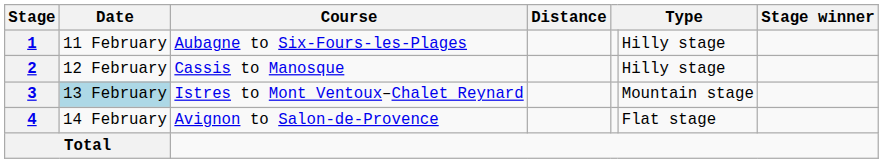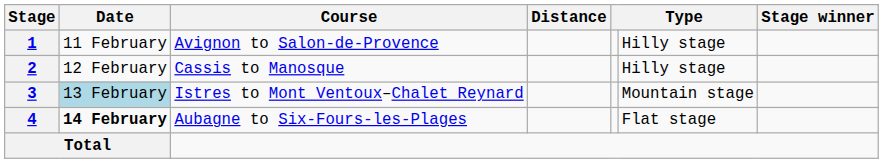(321, 43) Aubagne to Six-Fours-les-Plages -> (307, 43) Avignon to Salon-de-Provence
(115, 120) normal -> (115, 120) bold
(307, 120) Avignon to Salon-de-Provence -> (321, 120) Aubagne to Six-Fours-les-Plages
